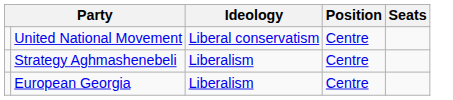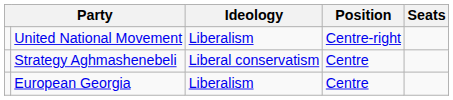(254, 38) Liberal conservatism -> (221, 38) Liberalism
(347, 38) Centre -> (363, 38) Centre-right
(221, 60) Liberalism -> (254, 60) Liberal conservatism
